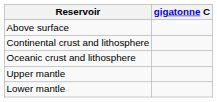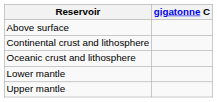rows swapped: (36, 74) <-> (36, 89)
